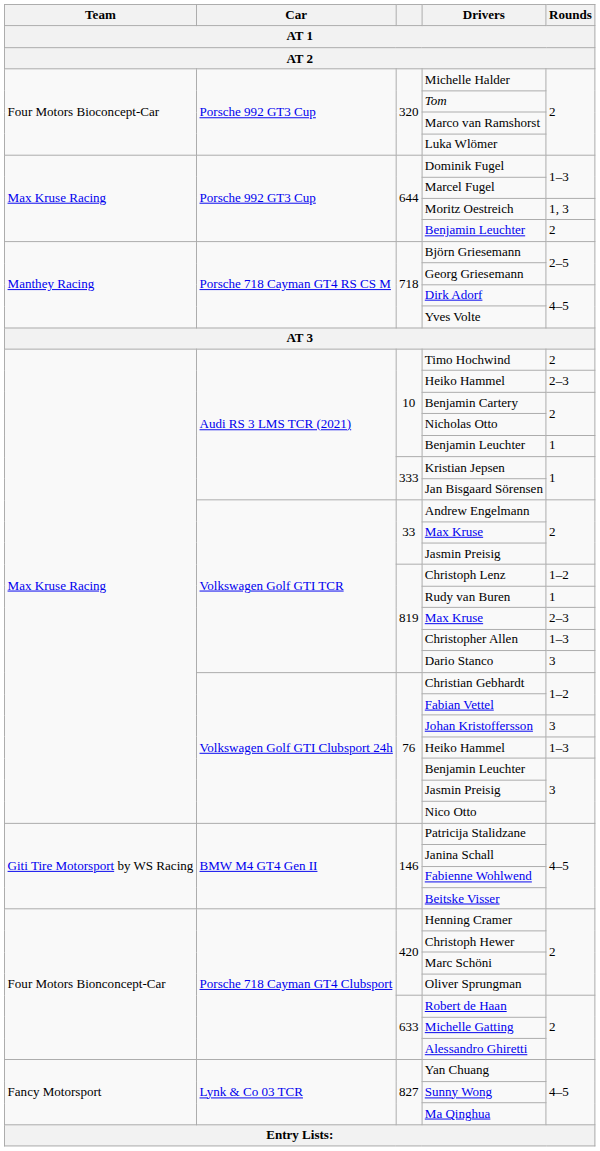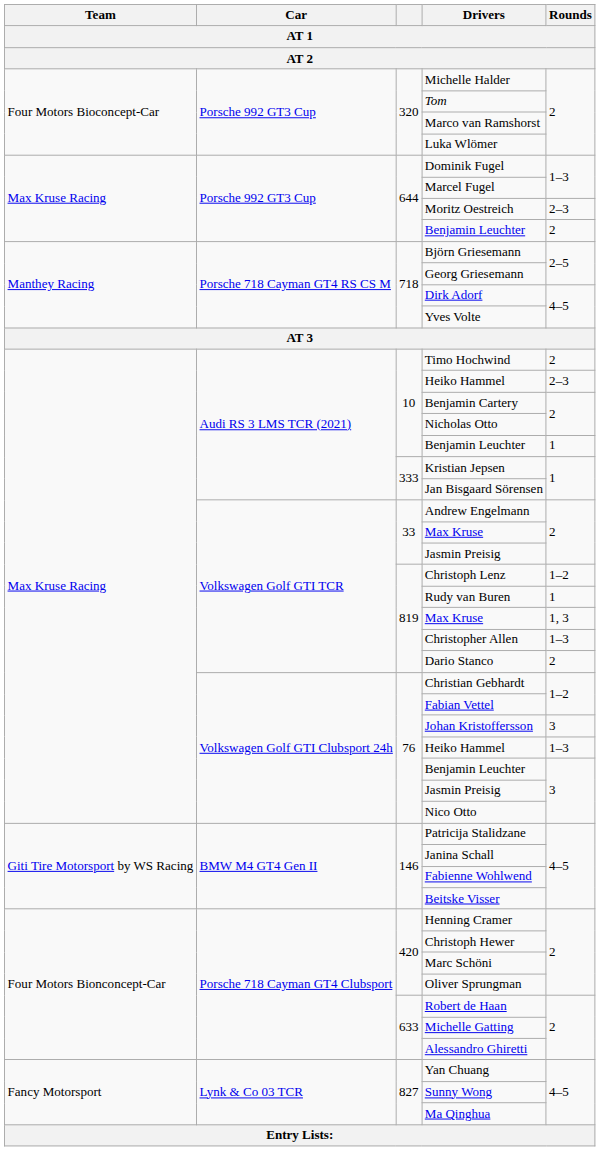(559, 208) 1, 3 -> (559, 208) 2–3
(559, 617) 2–3 -> (559, 617) 1, 3
(552, 661) 3 -> (552, 661) 2
